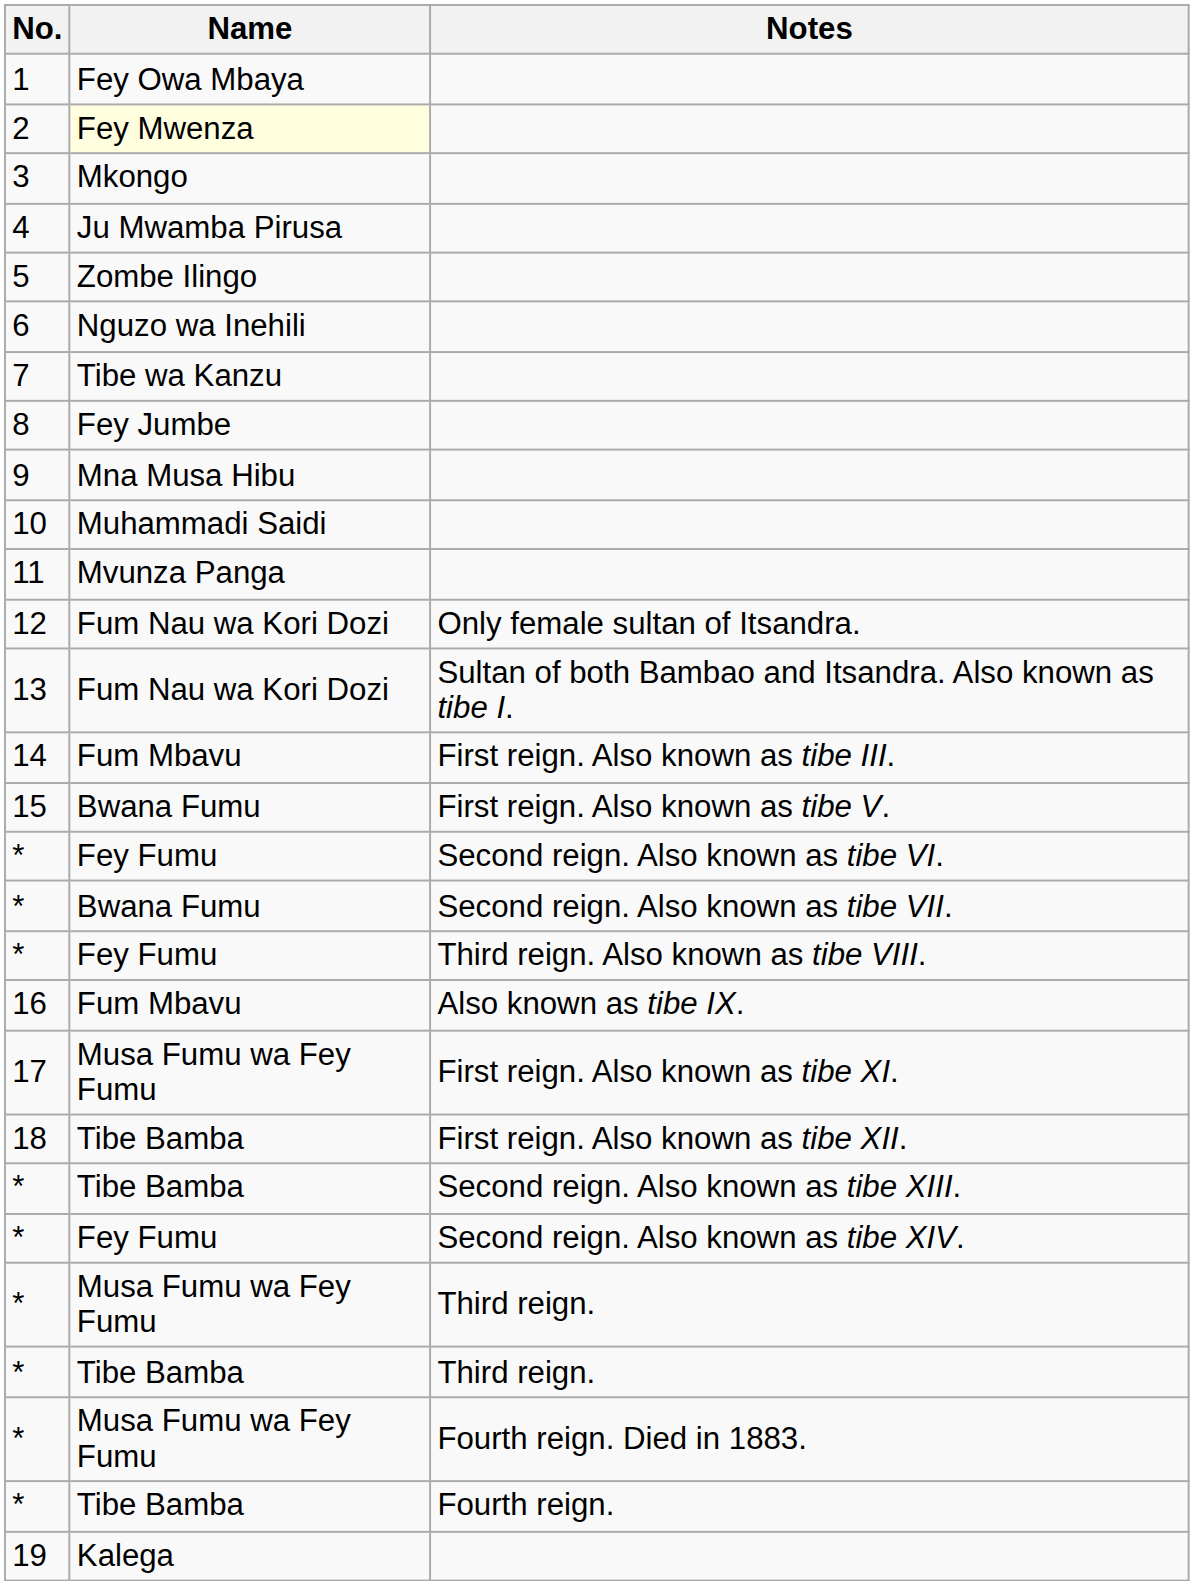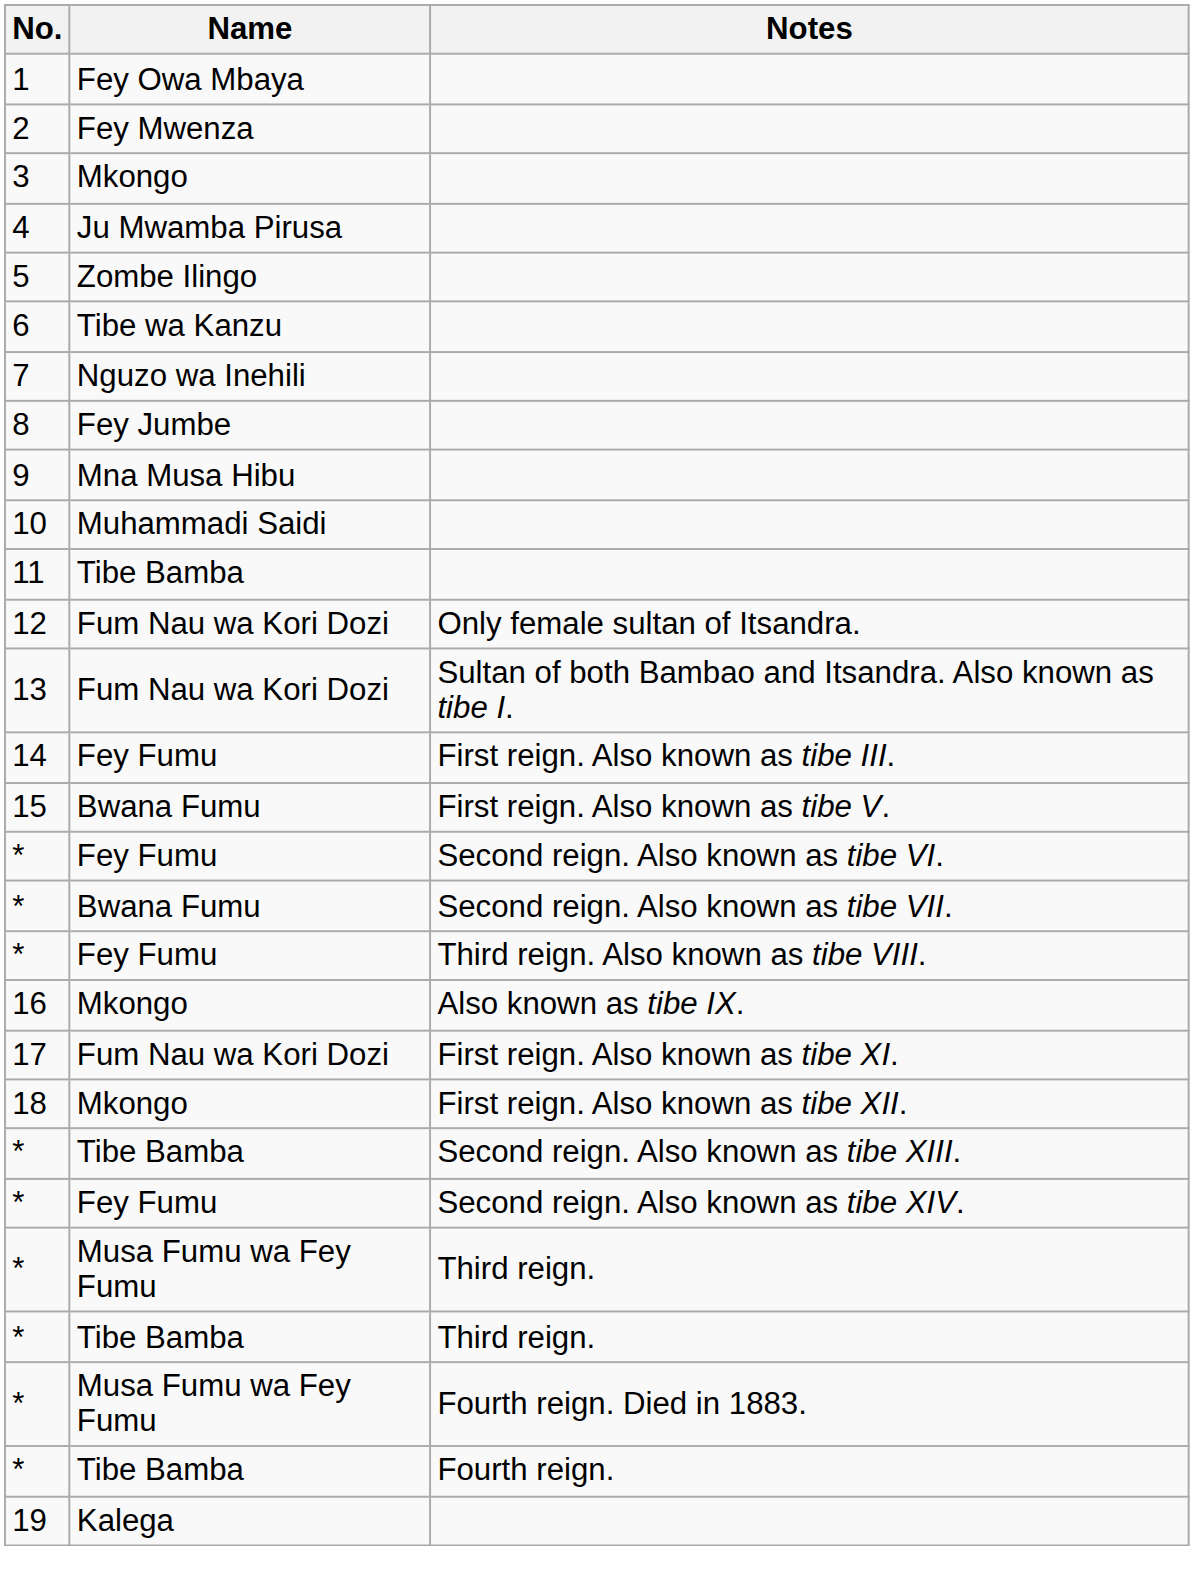(165, 128) lightyellow background -> (165, 128) no background
(191, 326) Nguzo wa Inehili -> (179, 326) Tibe wa Kanzu
(179, 375) Tibe wa Kanzu -> (191, 375) Nguzo wa Inehili
(181, 573) Mvunza Panga -> (160, 573) Tibe Bamba
(159, 757) Fum Mbavu -> (147, 757) Fey Fumu
(159, 1004) Fum Mbavu -> (132, 1004) Mkongo
(214, 1071) Musa Fumu wa Fey Fumu -> (233, 1053) Fum Nau wa Kori Dozi
(160, 1138) Tibe Bamba -> (132, 1103) Mkongo
